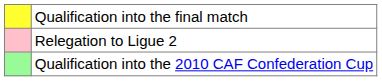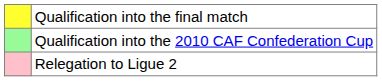rows swapped: (204, 64) <-> (106, 40)
